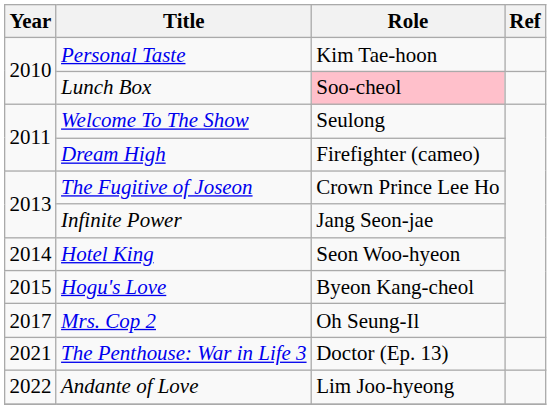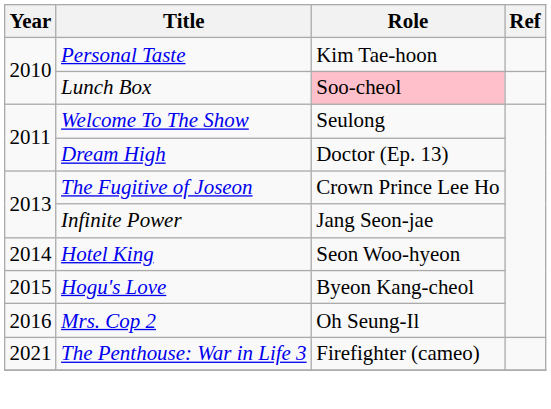(398, 154) Firefighter (cameo) -> (382, 154) Doctor (Ep. 13)
(30, 320) 2017 -> (30, 320) 2016
(382, 353) Doctor (Ep. 13) -> (398, 353) Firefighter (cameo)
- row: (130, 386)
